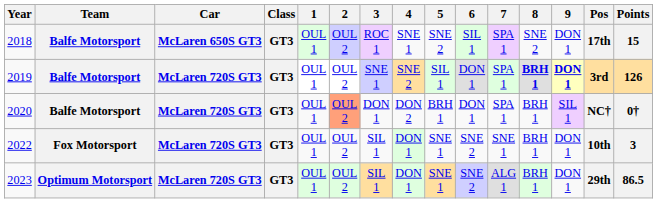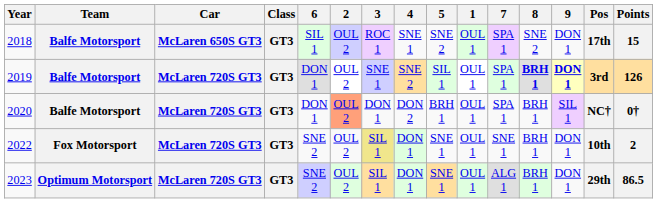columns swapped: (314, 14) <-> (472, 14)
(376, 145) no background -> (378, 145) khaki background
(633, 145) 3 -> (633, 145) 2
